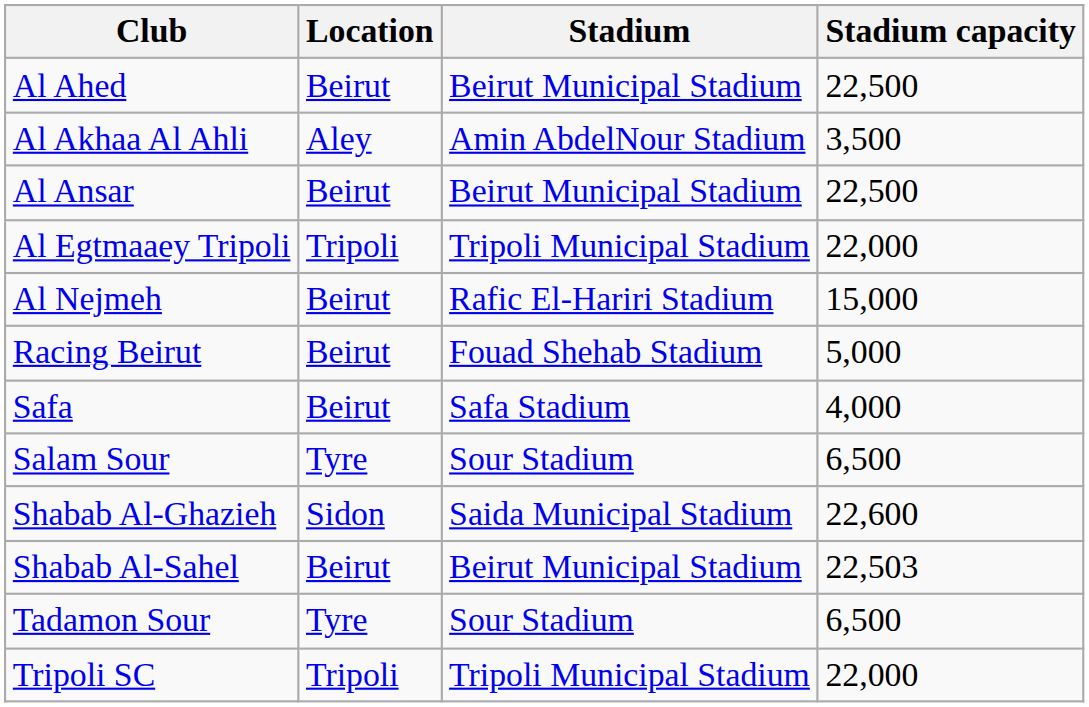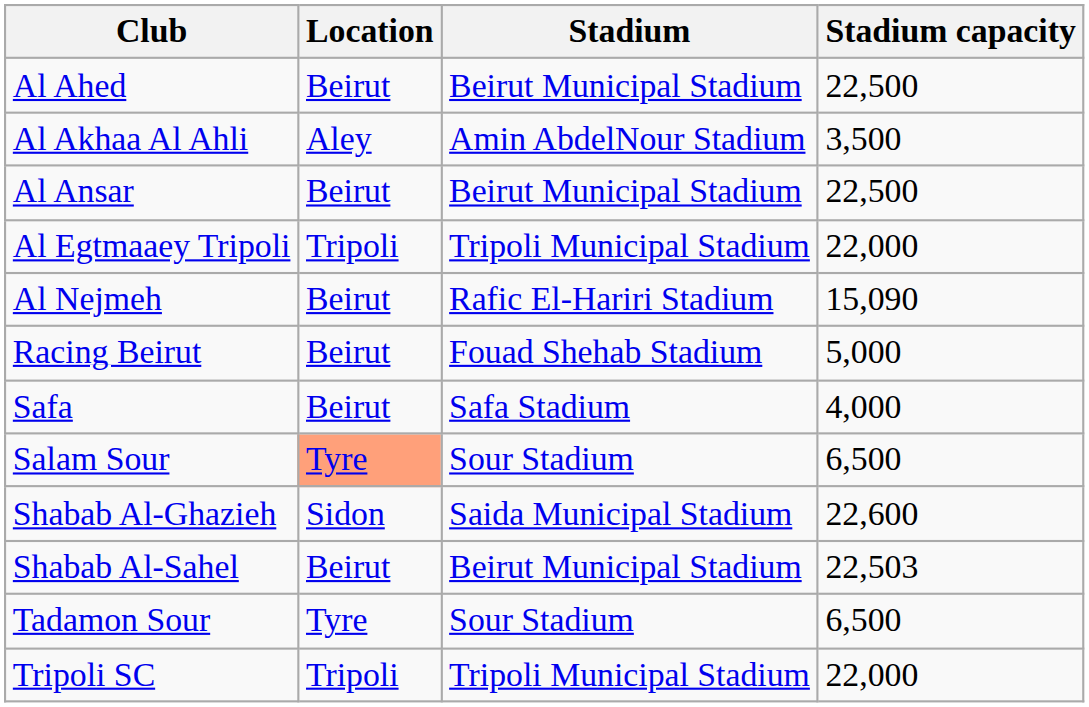(872, 298) 15,000 -> (872, 298) 15,090
(337, 459) no background -> (337, 459) lightsalmon background
